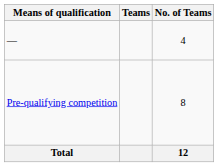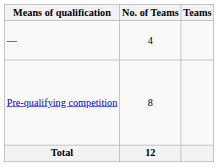columns swapped: (183, 12) <-> (136, 12)
